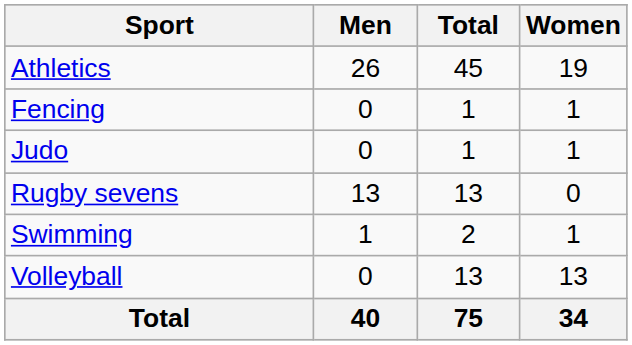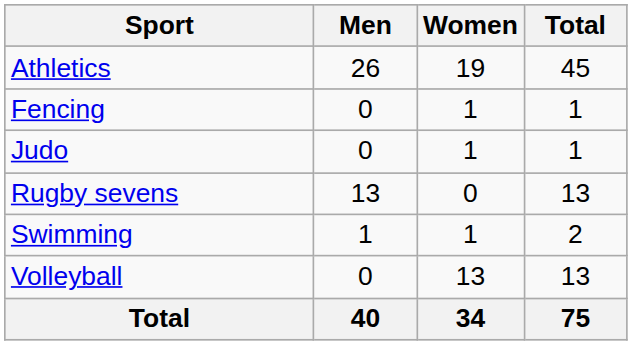columns swapped: (573, 25) <-> (468, 25)
